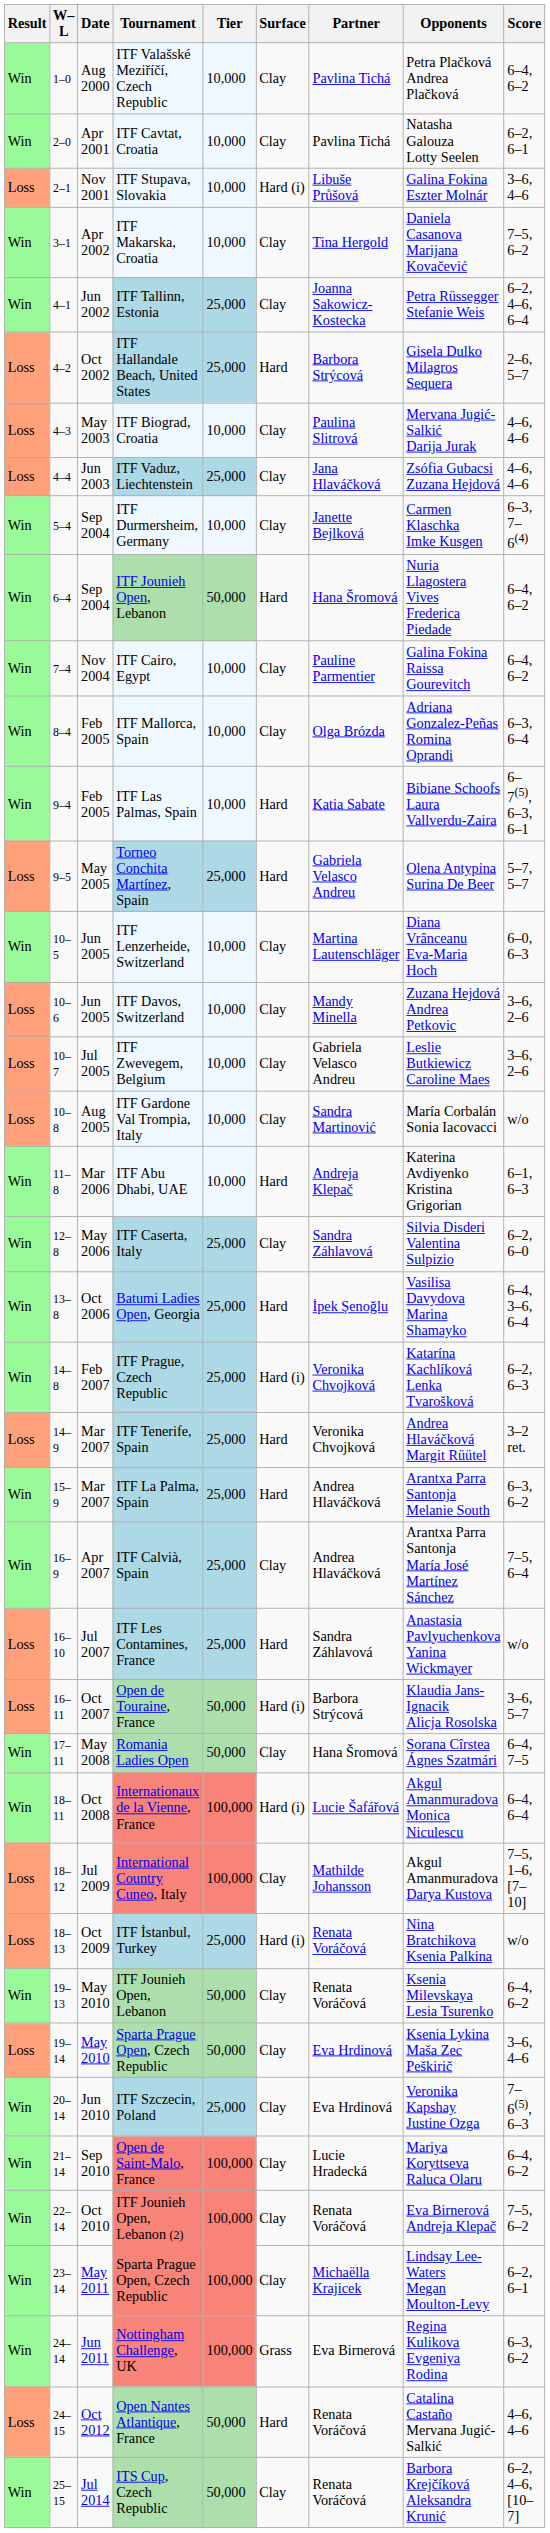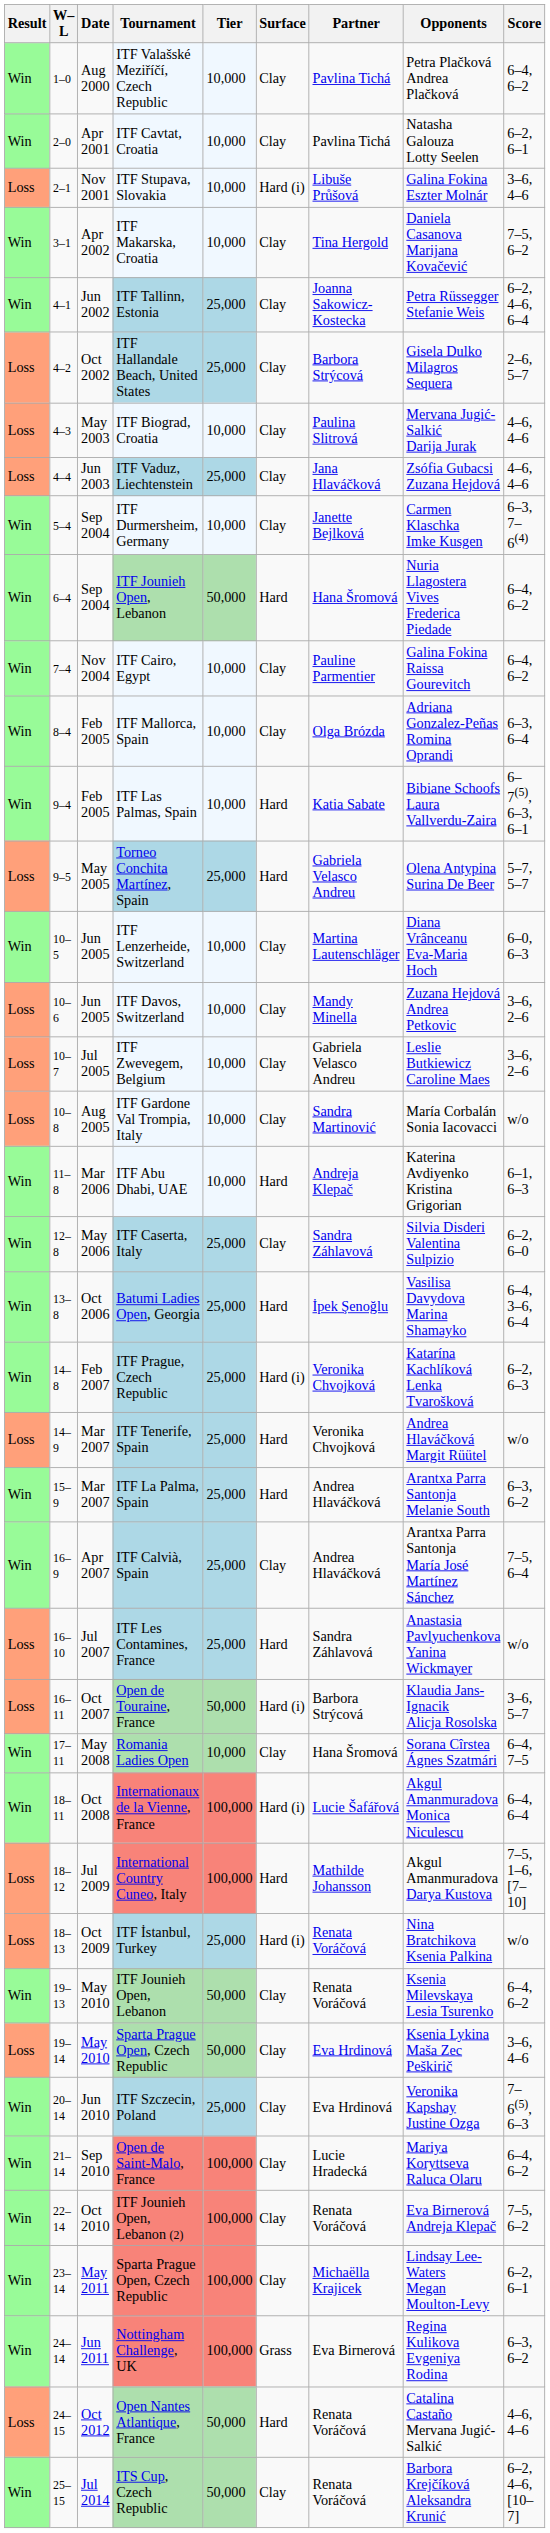(273, 367) Hard -> (273, 367) Clay
(518, 1440) 3–2 ret. -> (518, 1440) w/o
(226, 1753) 50,000 -> (226, 1753) 10,000
(273, 1878) Clay -> (273, 1878) Hard
